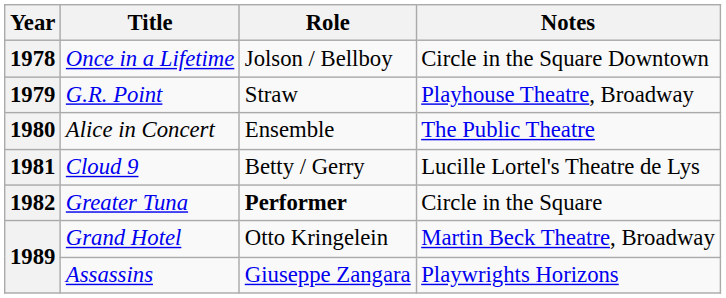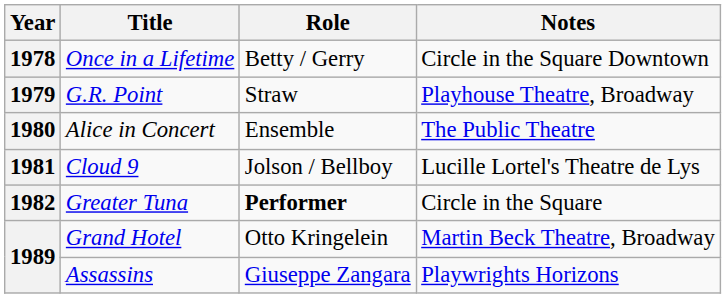(319, 58) Jolson / Bellboy -> (305, 58) Betty / Gerry
(305, 166) Betty / Gerry -> (319, 166) Jolson / Bellboy
